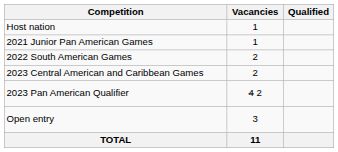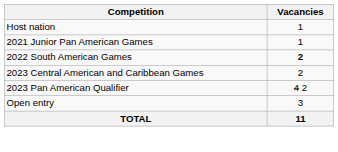- column: (309, 12)
(255, 57) normal -> (300, 57) bold
